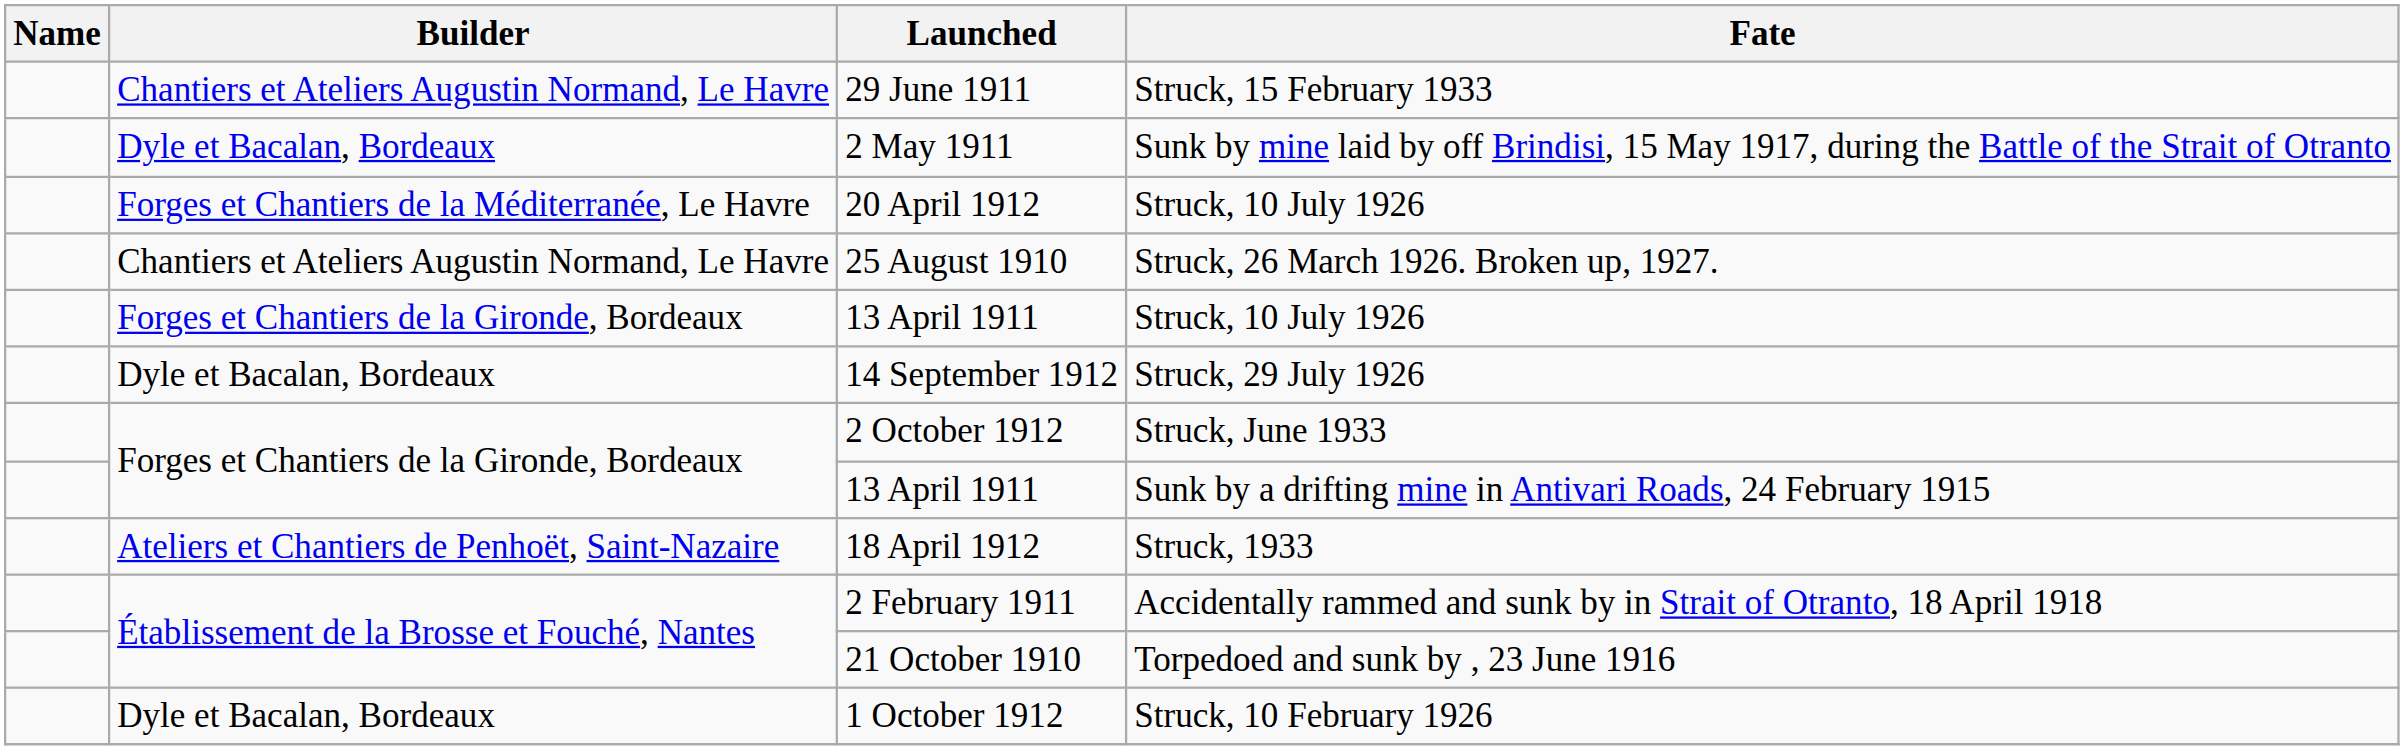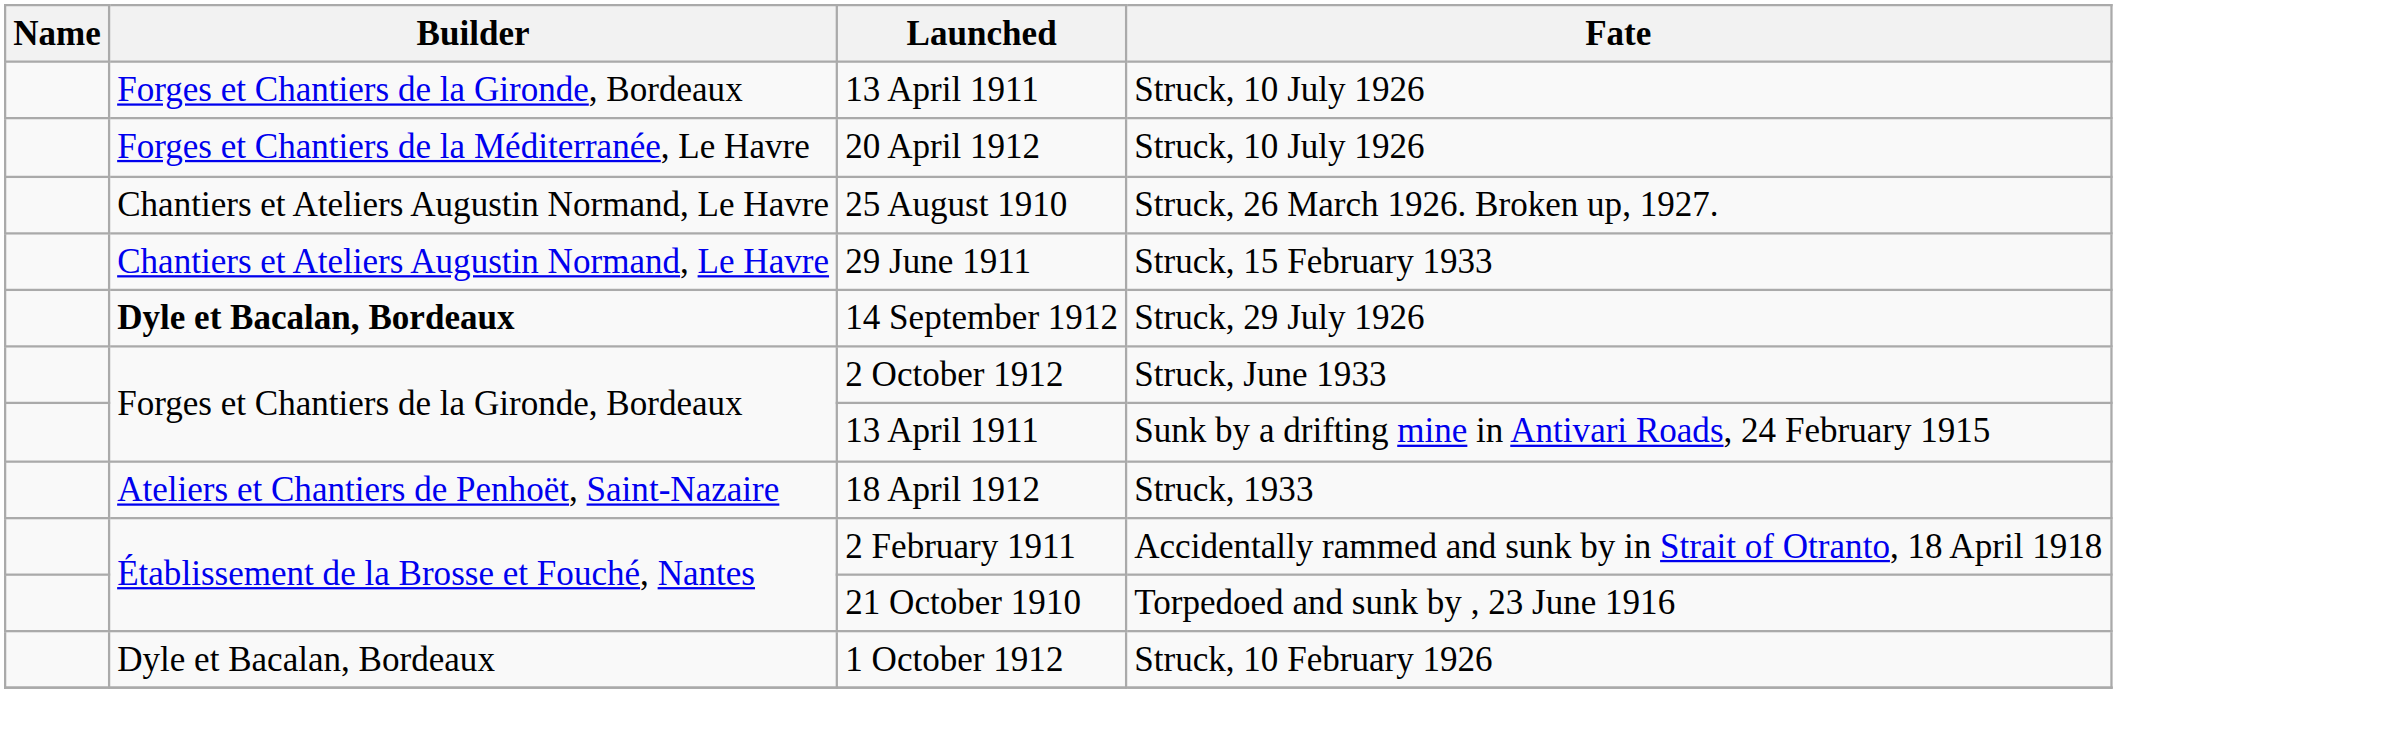rows swapped: (938, 89) <-> (942, 317)
- row: (929, 146)
(306, 374) normal -> (316, 317) bold
